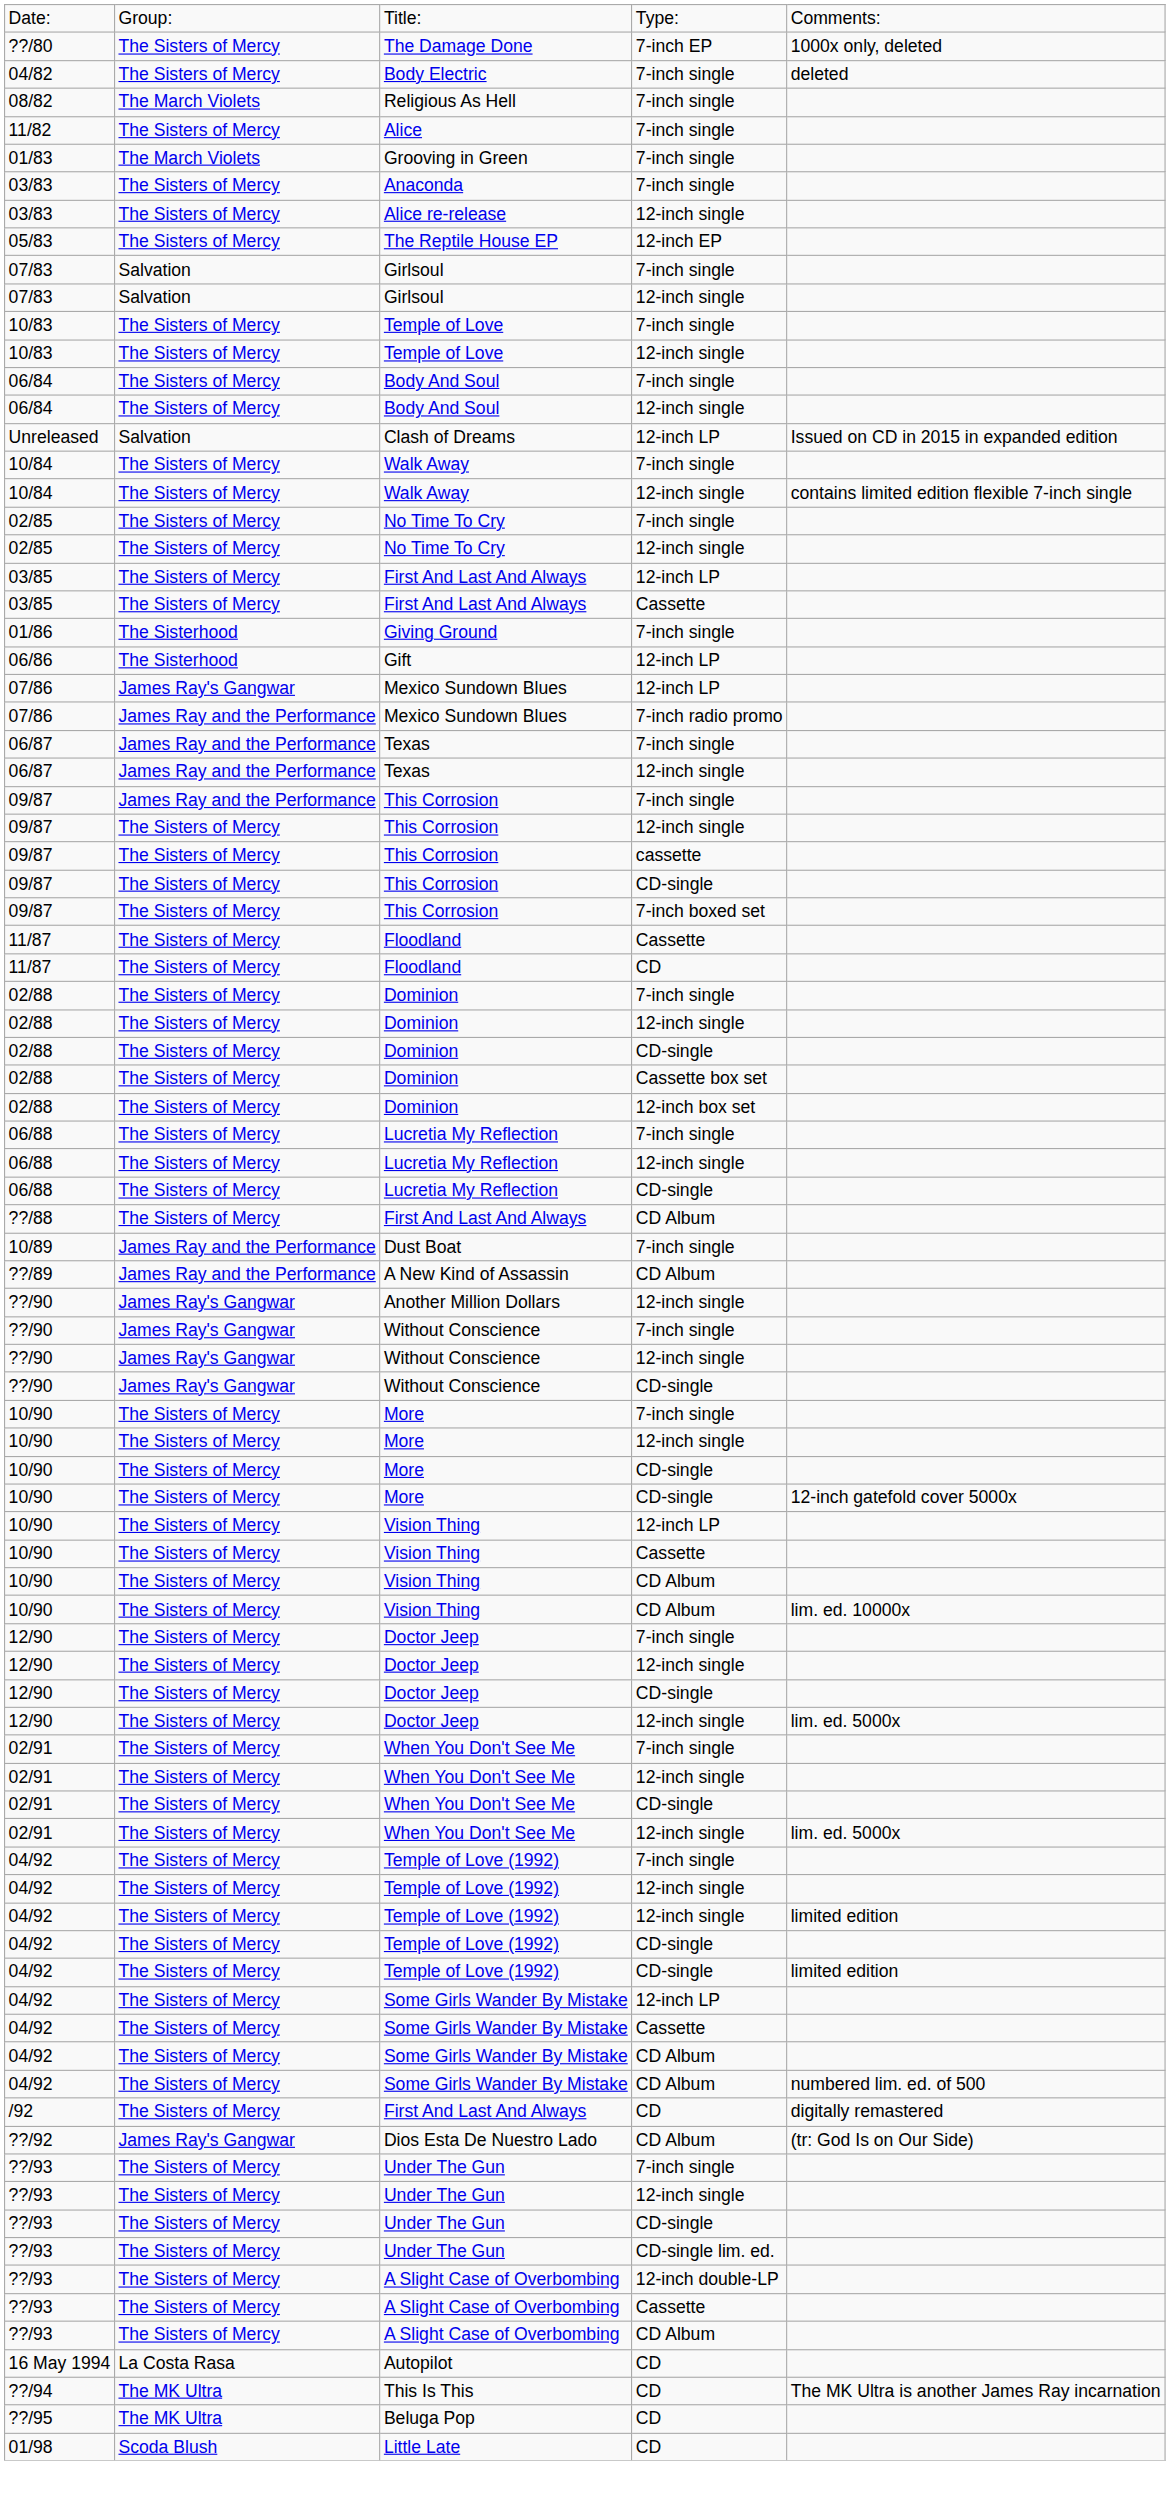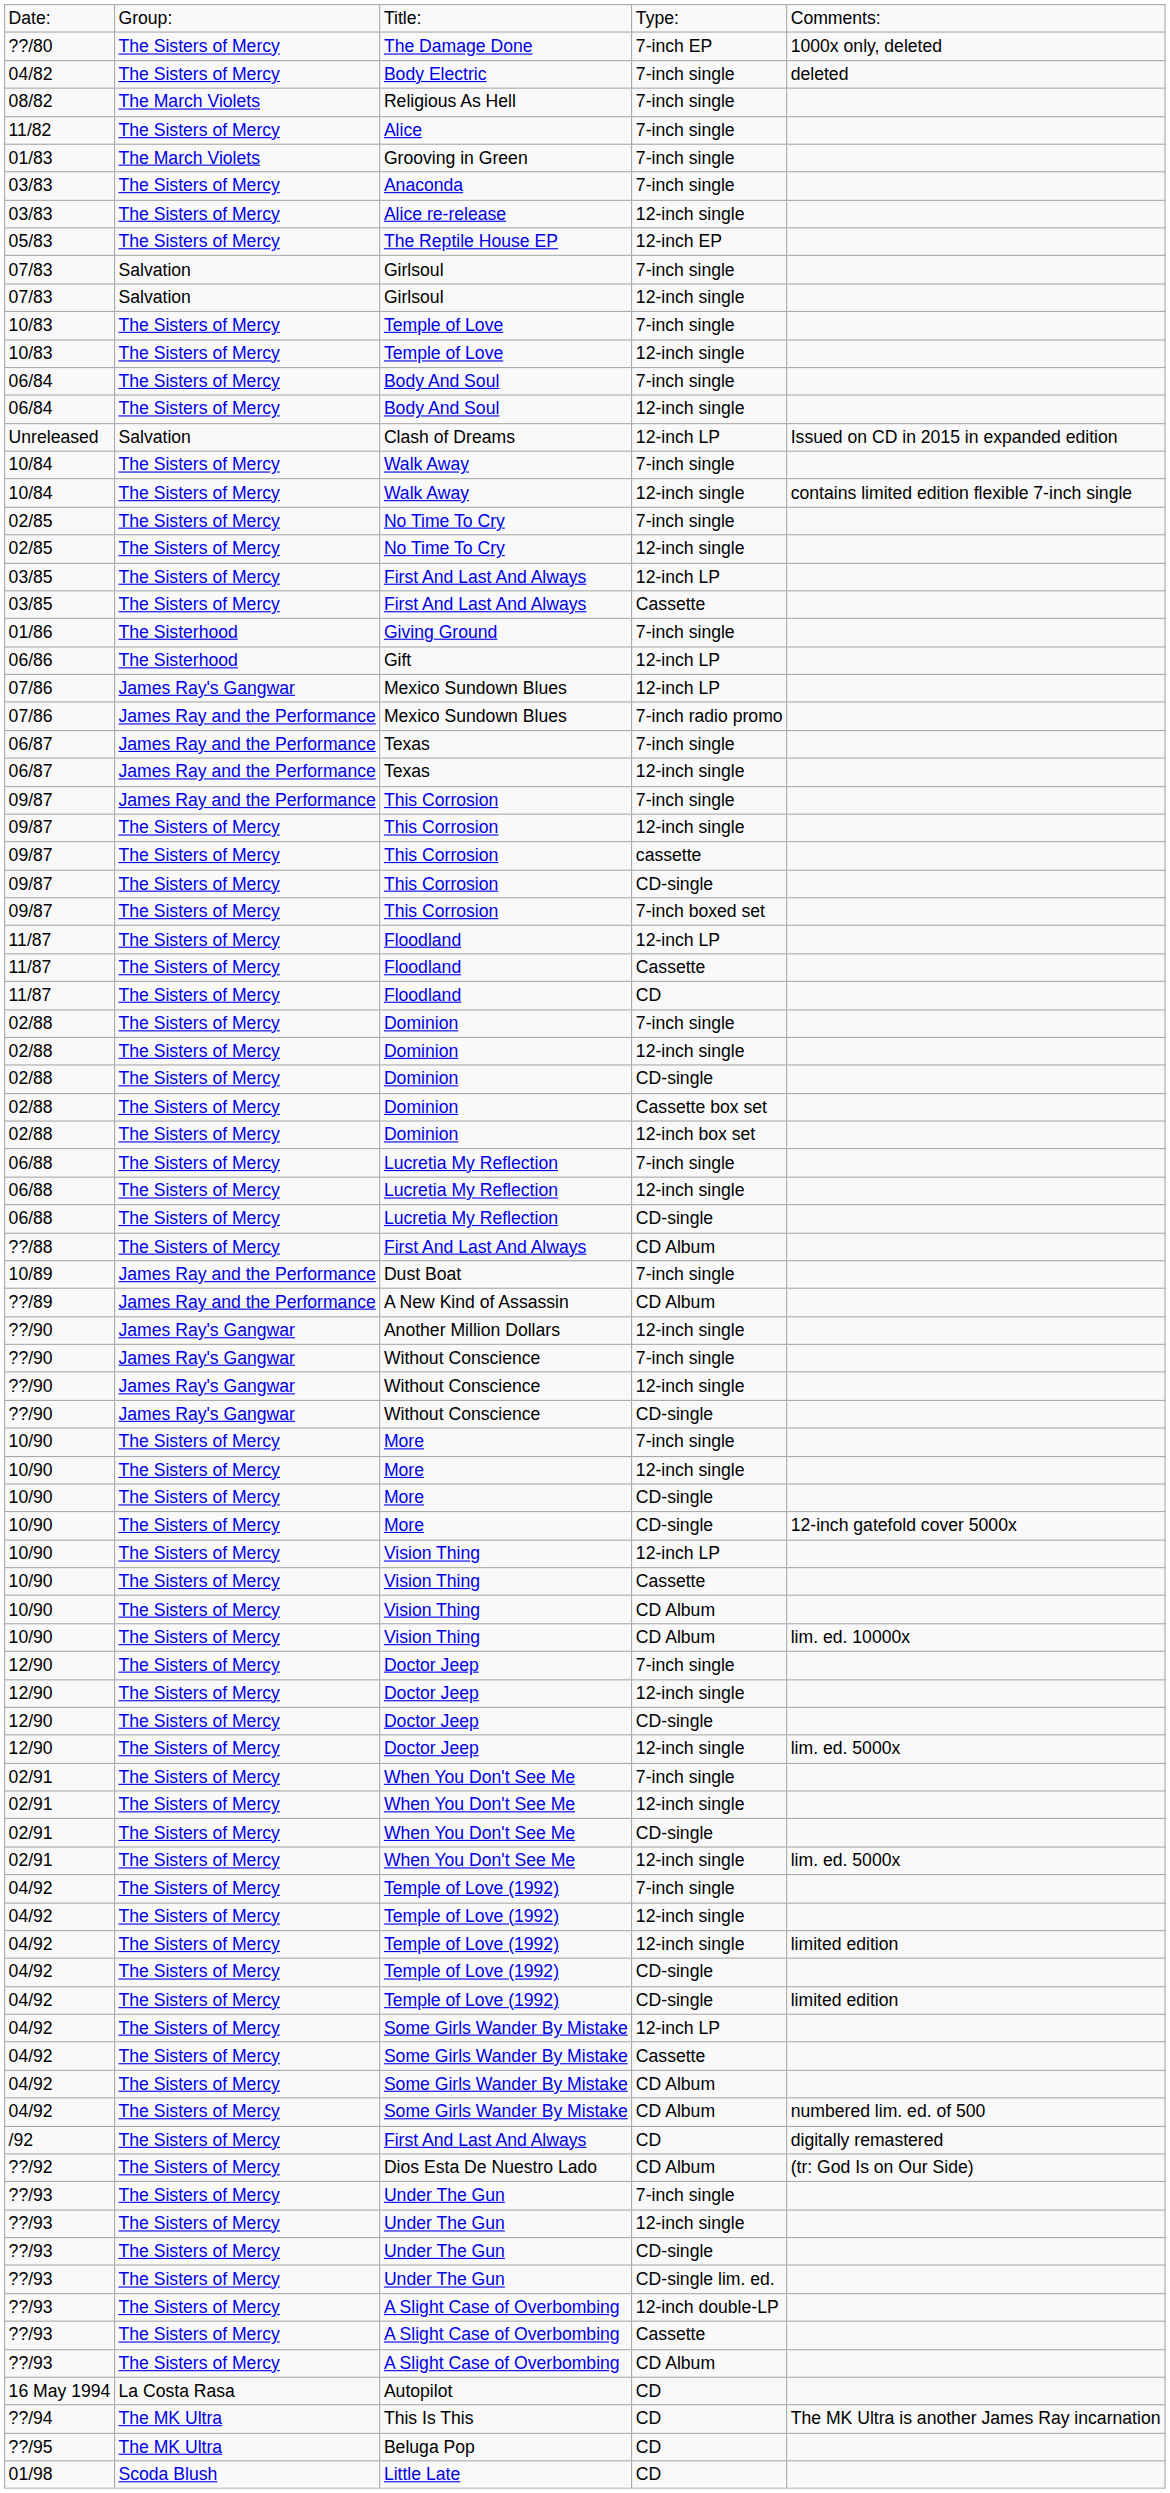+ row: (423, 939)
(207, 2139) James Ray's Gangwar -> (199, 2167) The Sisters of Mercy
